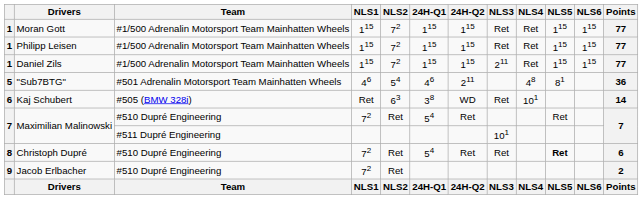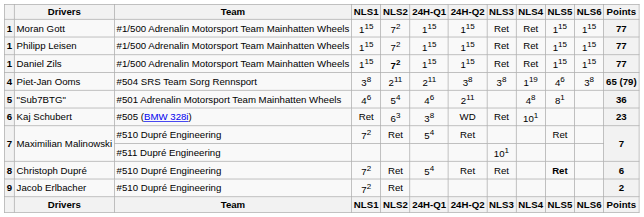(395, 63) normal -> (395, 63) bold
(501, 63) 211 -> (501, 63) Ret
+ row: (48, 81)
(621, 99) 14 -> (621, 117) 23
